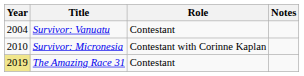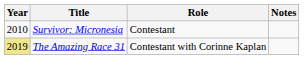- row: (71, 29)
(198, 46) Contestant with Corinne Kaplan -> (152, 29) Contestant
(152, 63) Contestant -> (198, 46) Contestant with Corinne Kaplan
